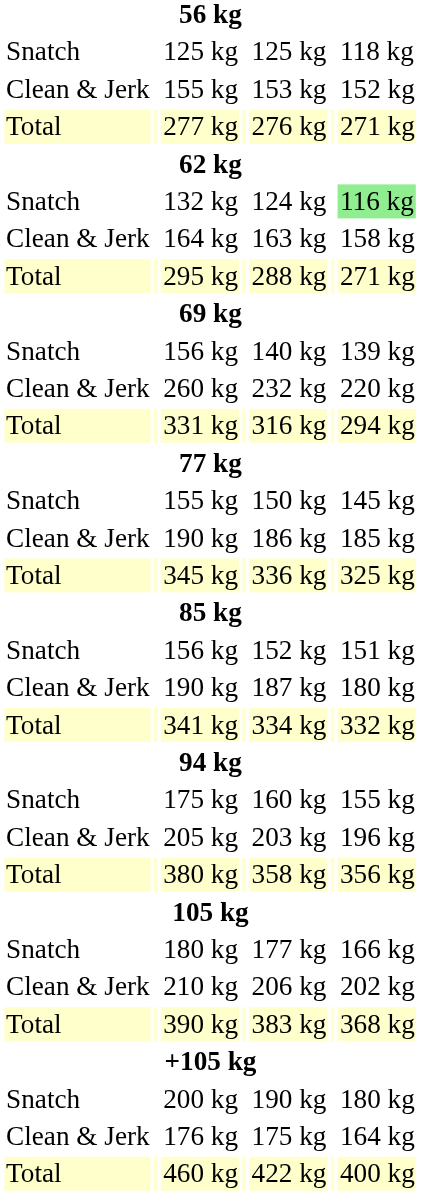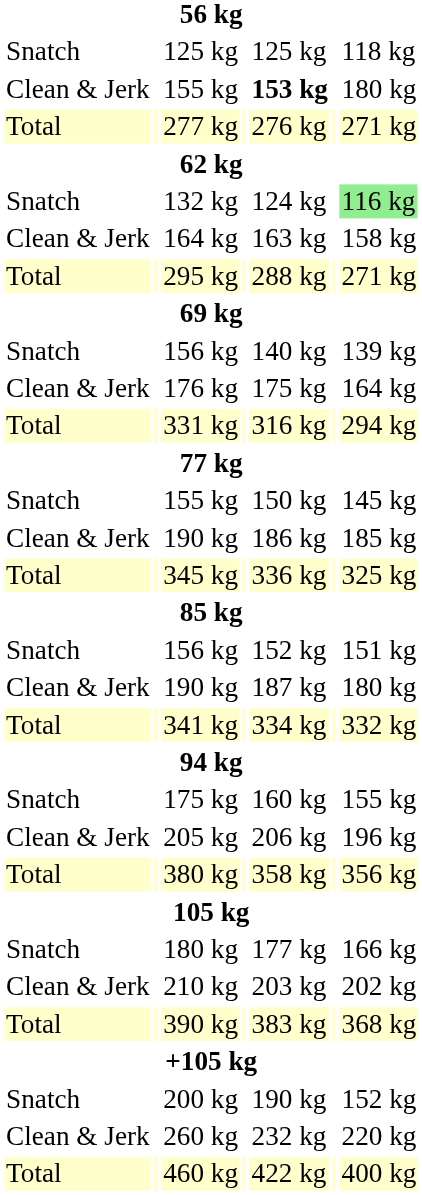(289, 88) normal -> (290, 88) bold
(377, 88) 152 kg -> (379, 88) 180 kg
rows swapped: (78, 1136) <-> (78, 388)
(289, 836) 203 kg -> (289, 836) 206 kg
(289, 986) 206 kg -> (289, 986) 203 kg
(377, 1098) 180 kg -> (379, 1098) 152 kg
